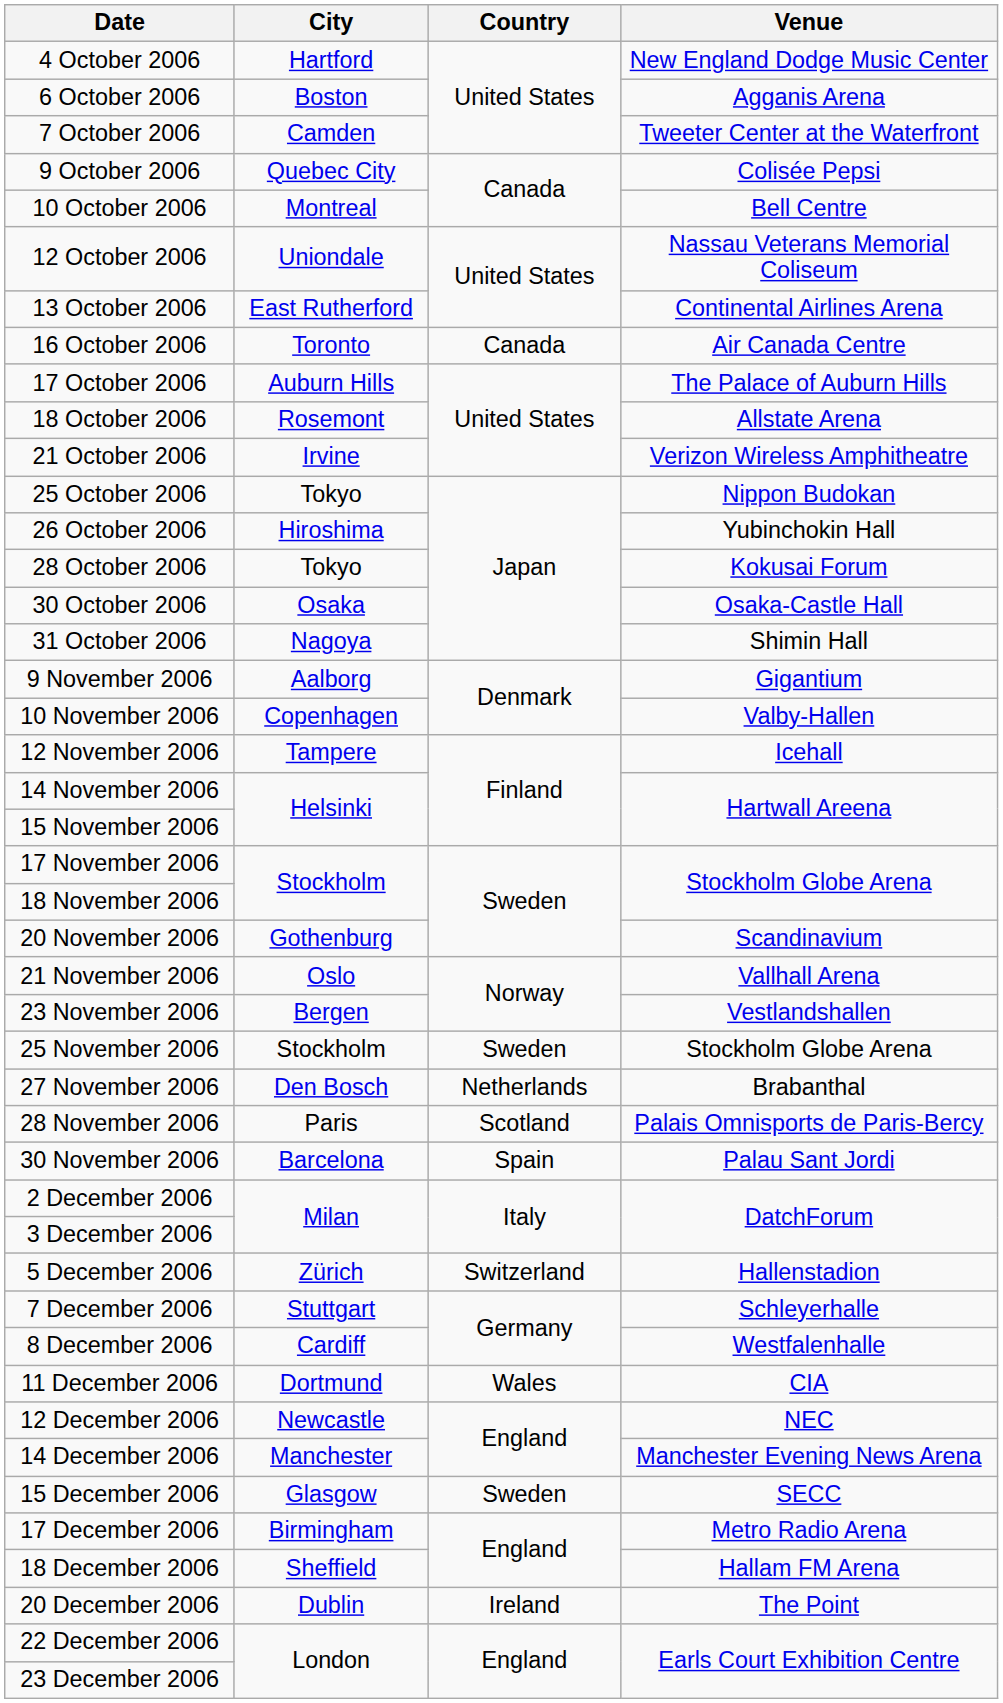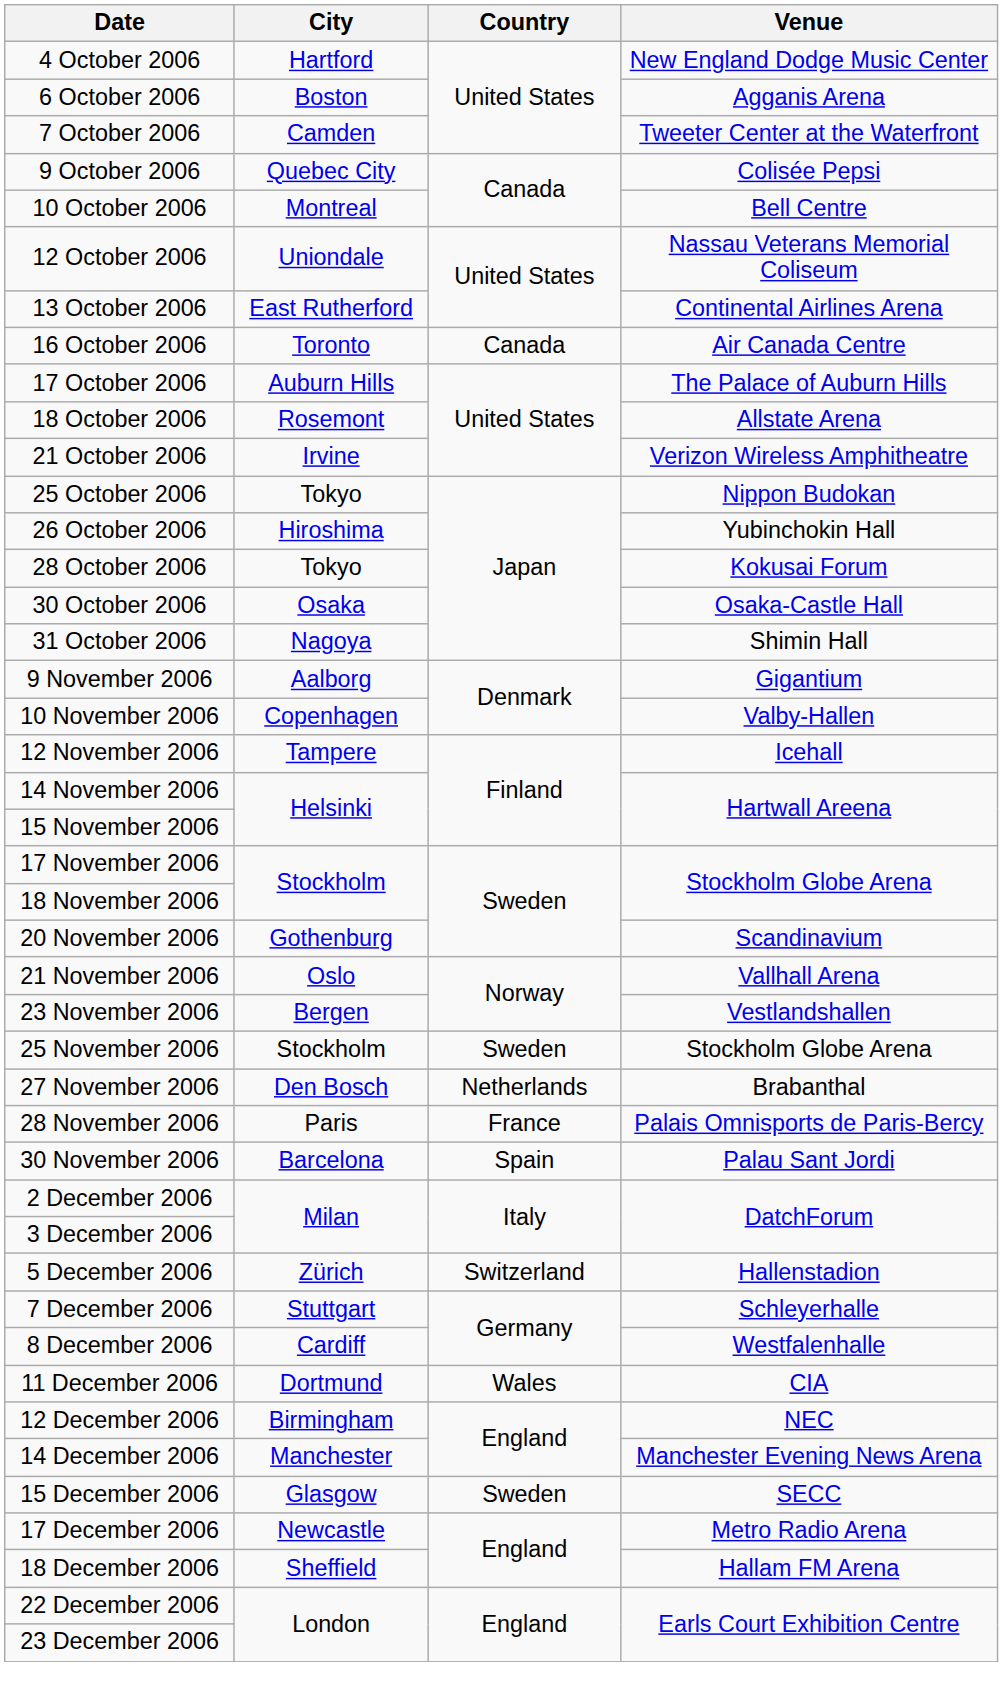(524, 1123) Scotland -> (524, 1123) France
(331, 1420) Newcastle -> (331, 1420) Birmingham
(331, 1531) Birmingham -> (331, 1531) Newcastle
- row: (120, 1605)
